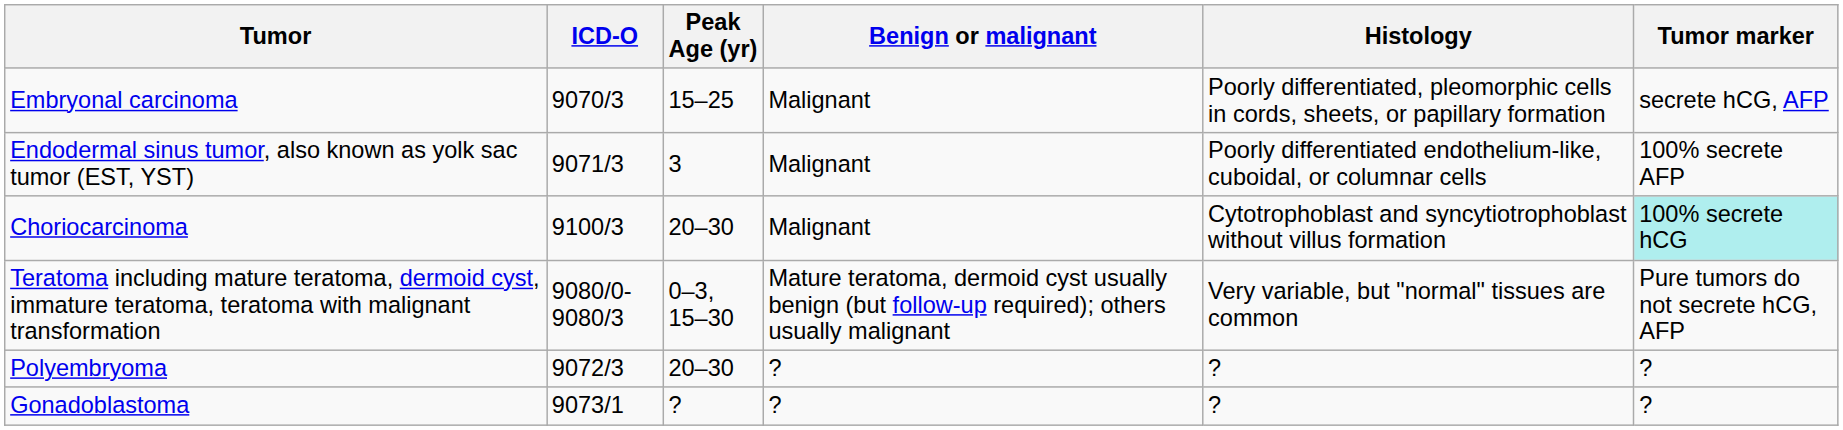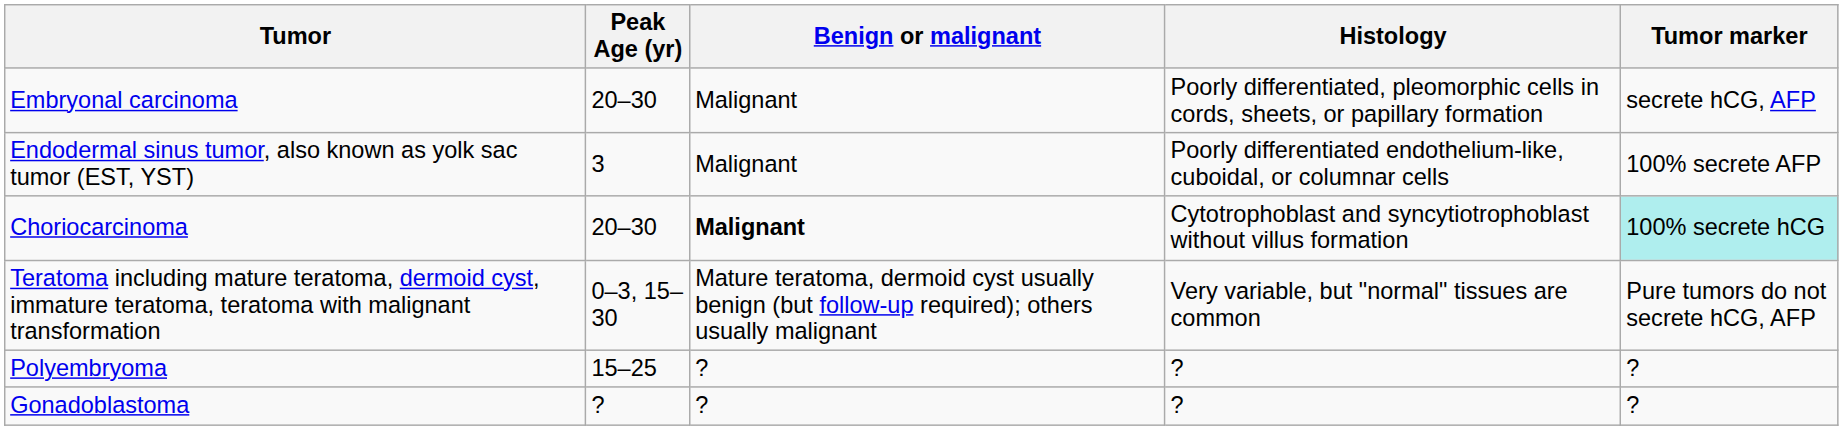- column: (605, 36)
(701, 100) 15–25 -> (624, 100) 20–30
(819, 227) normal -> (750, 227) bold
(701, 368) 20–30 -> (624, 368) 15–25
